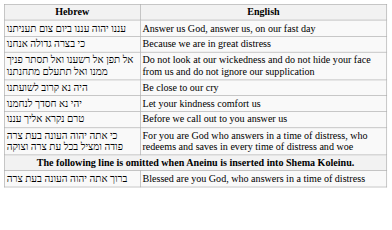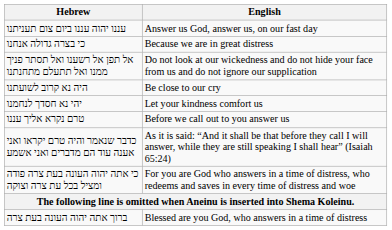+ row: (72, 147)
